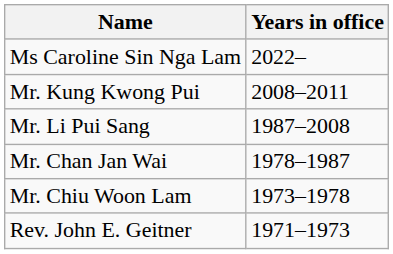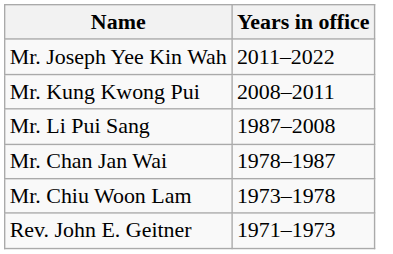- row: (125, 56)
+ row: (118, 56)
